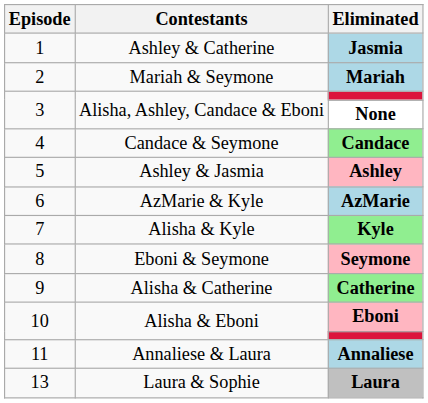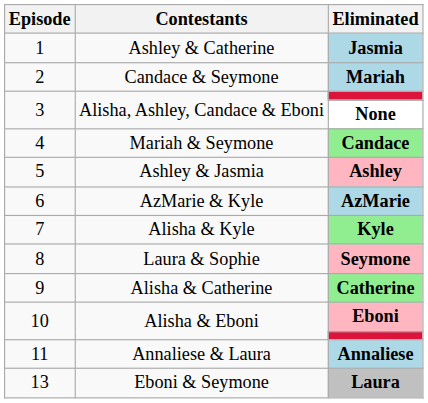(202, 76) Mariah & Seymone -> (202, 76) Candace & Seymone
(202, 143) Candace & Seymone -> (202, 143) Mariah & Seymone
(202, 258) Eboni & Seymone -> (202, 258) Laura & Sophie
(202, 382) Laura & Sophie -> (202, 382) Eboni & Seymone
